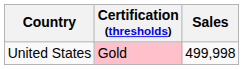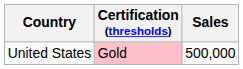(210, 53) 499,998 -> (210, 53) 500,000
